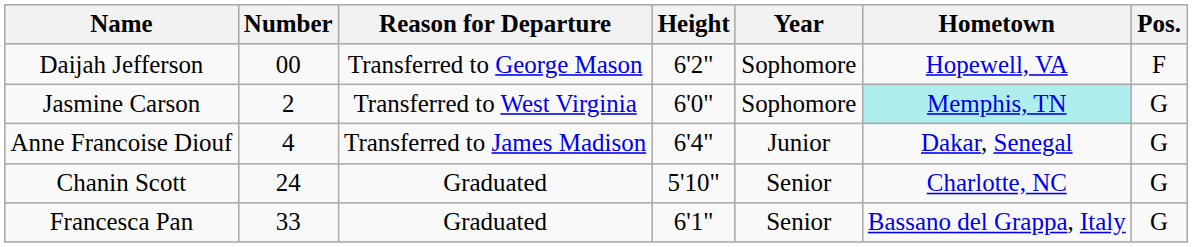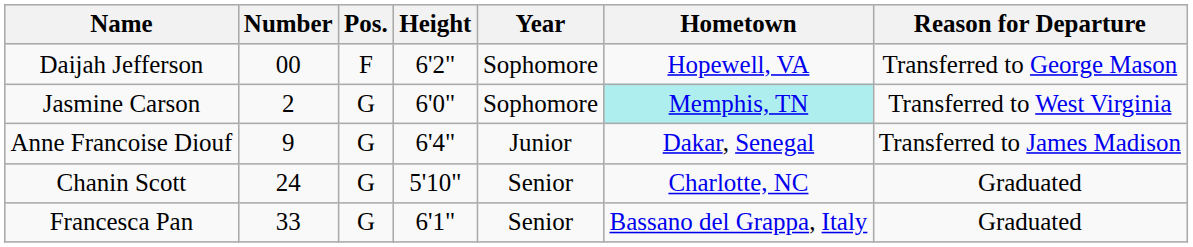columns swapped: (1159, 24) <-> (495, 24)
(288, 143) 4 -> (288, 143) 9
